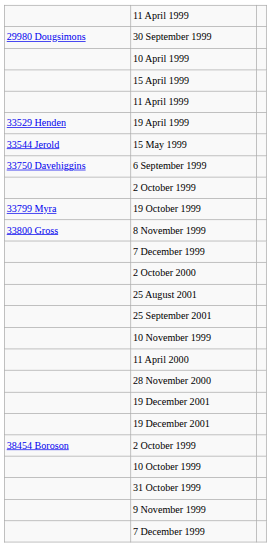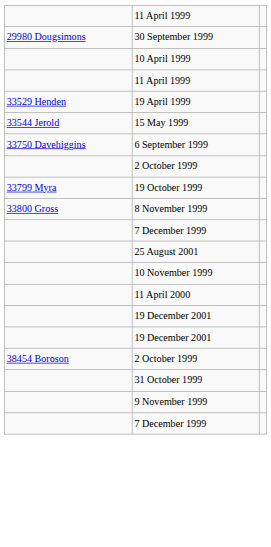- row: (67, 80)
- row: (67, 273)
- row: (67, 317)
- row: (67, 381)
- row: (67, 467)
